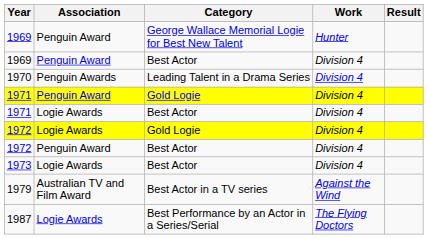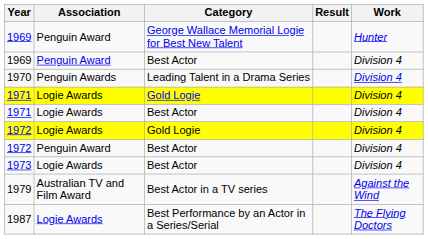columns swapped: (348, 13) <-> (404, 13)
(74, 95) Penguin Award -> (70, 95) Logie Awards
